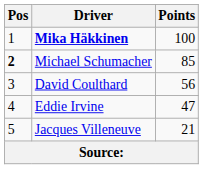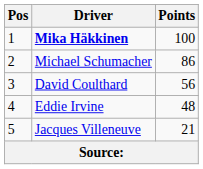(11, 61) bold -> (11, 61) normal
(188, 61) 85 -> (188, 61) 86
(188, 107) 47 -> (188, 107) 48
